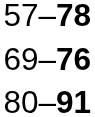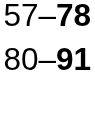- row: (47, 59)
